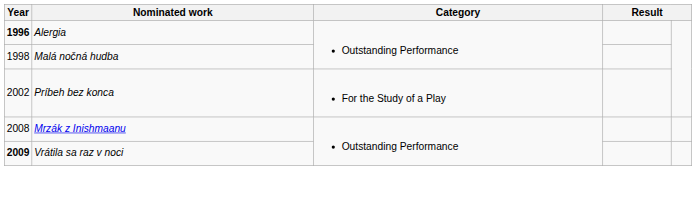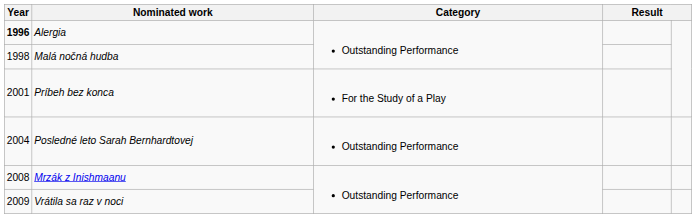(18, 93) 2002 -> (18, 93) 2001
+ row: (114, 141)
(18, 153) bold -> (18, 201) normal
